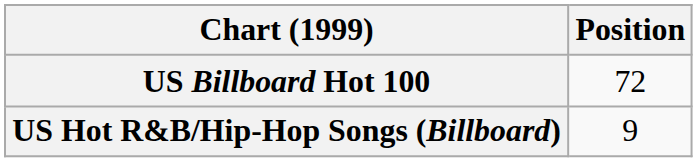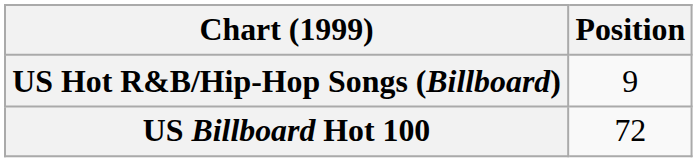rows swapped: (287, 80) <-> (287, 130)
